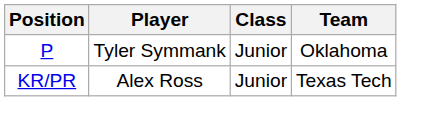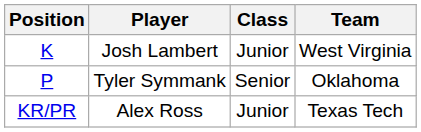+ row: (160, 50)
(261, 50) Junior -> (263, 80) Senior
